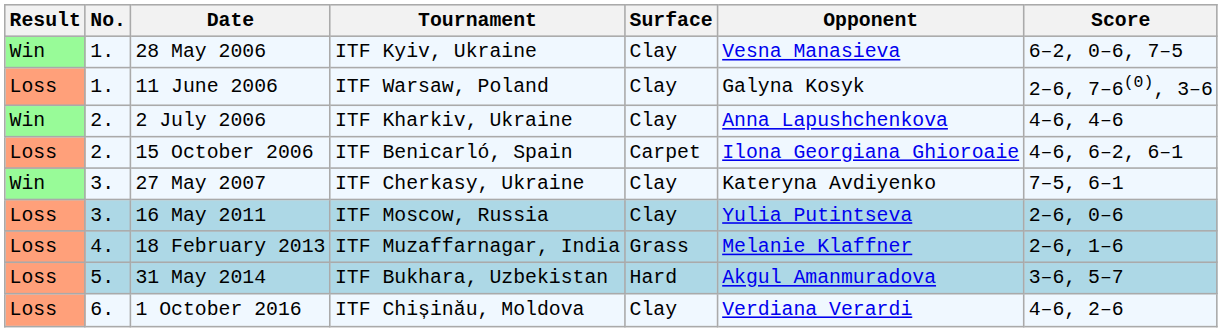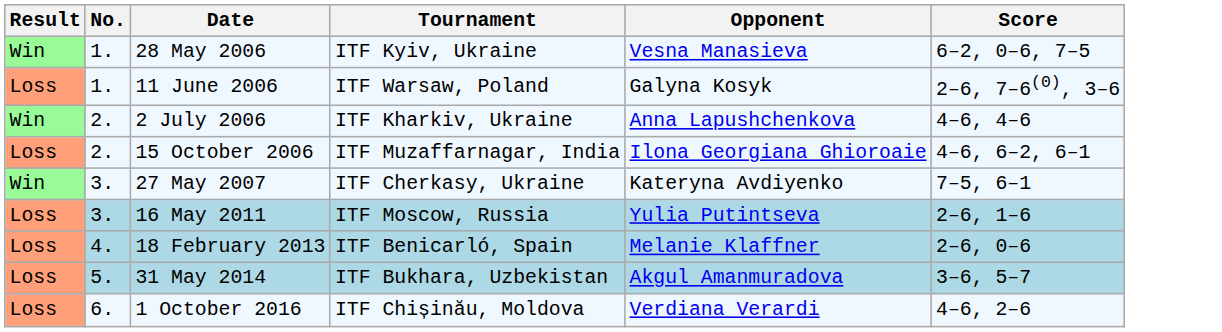- column: (671, 20)
(454, 153) ITF Benicarló, Spain -> (478, 153) ITF Muzaffarnagar, India
(1076, 215) 2–6, 0–6 -> (984, 215) 2–6, 1–6
(478, 247) ITF Muzaffarnagar, India -> (454, 247) ITF Benicarló, Spain
(1076, 247) 2–6, 1–6 -> (984, 247) 2–6, 0–6
